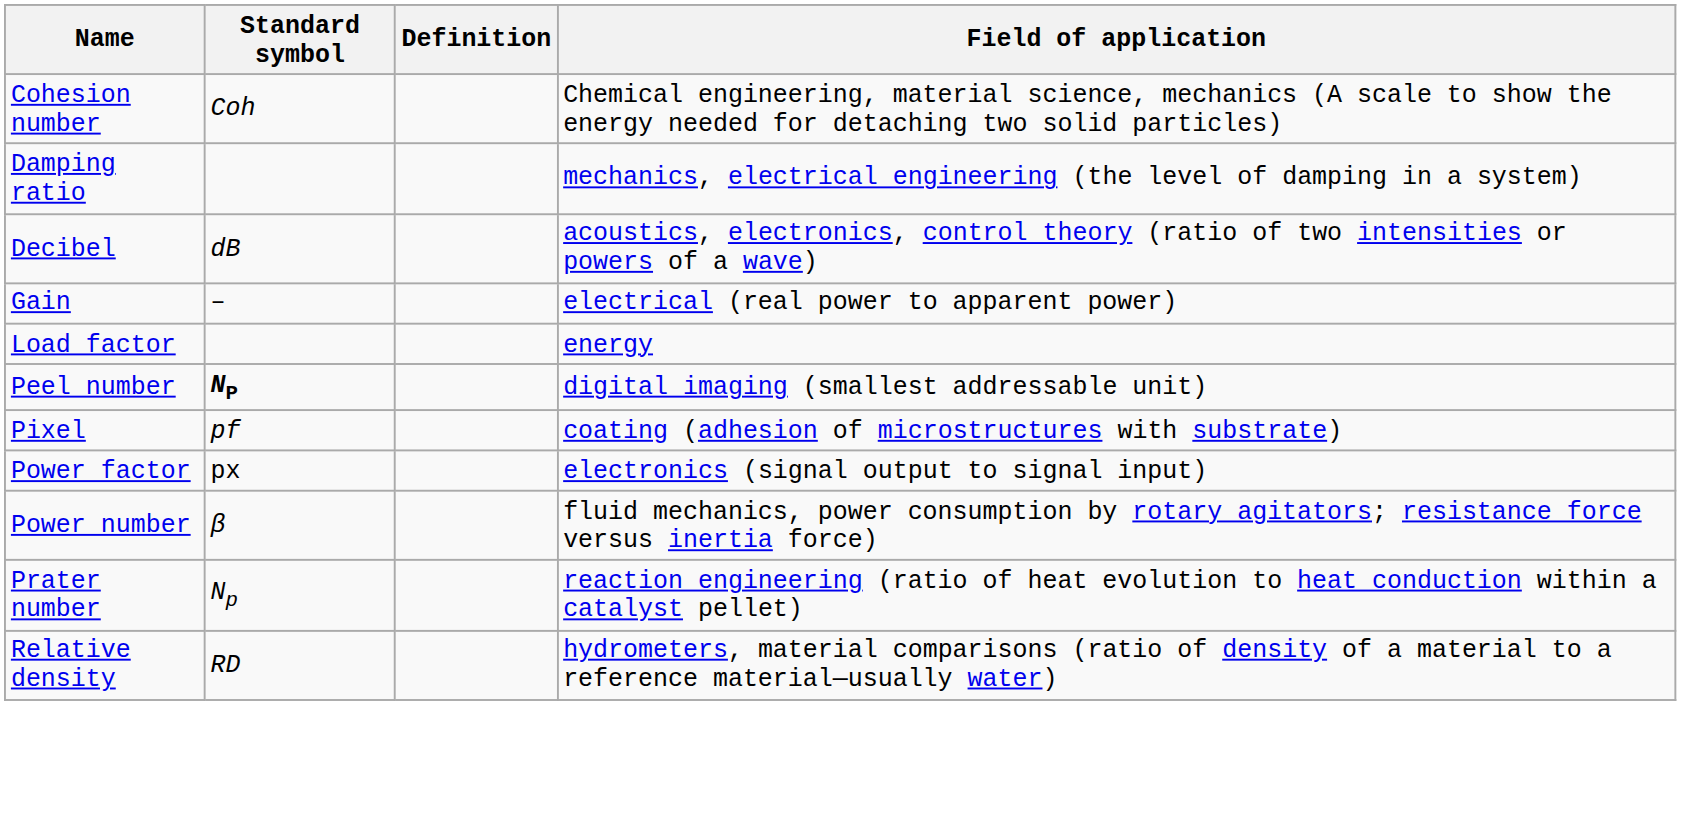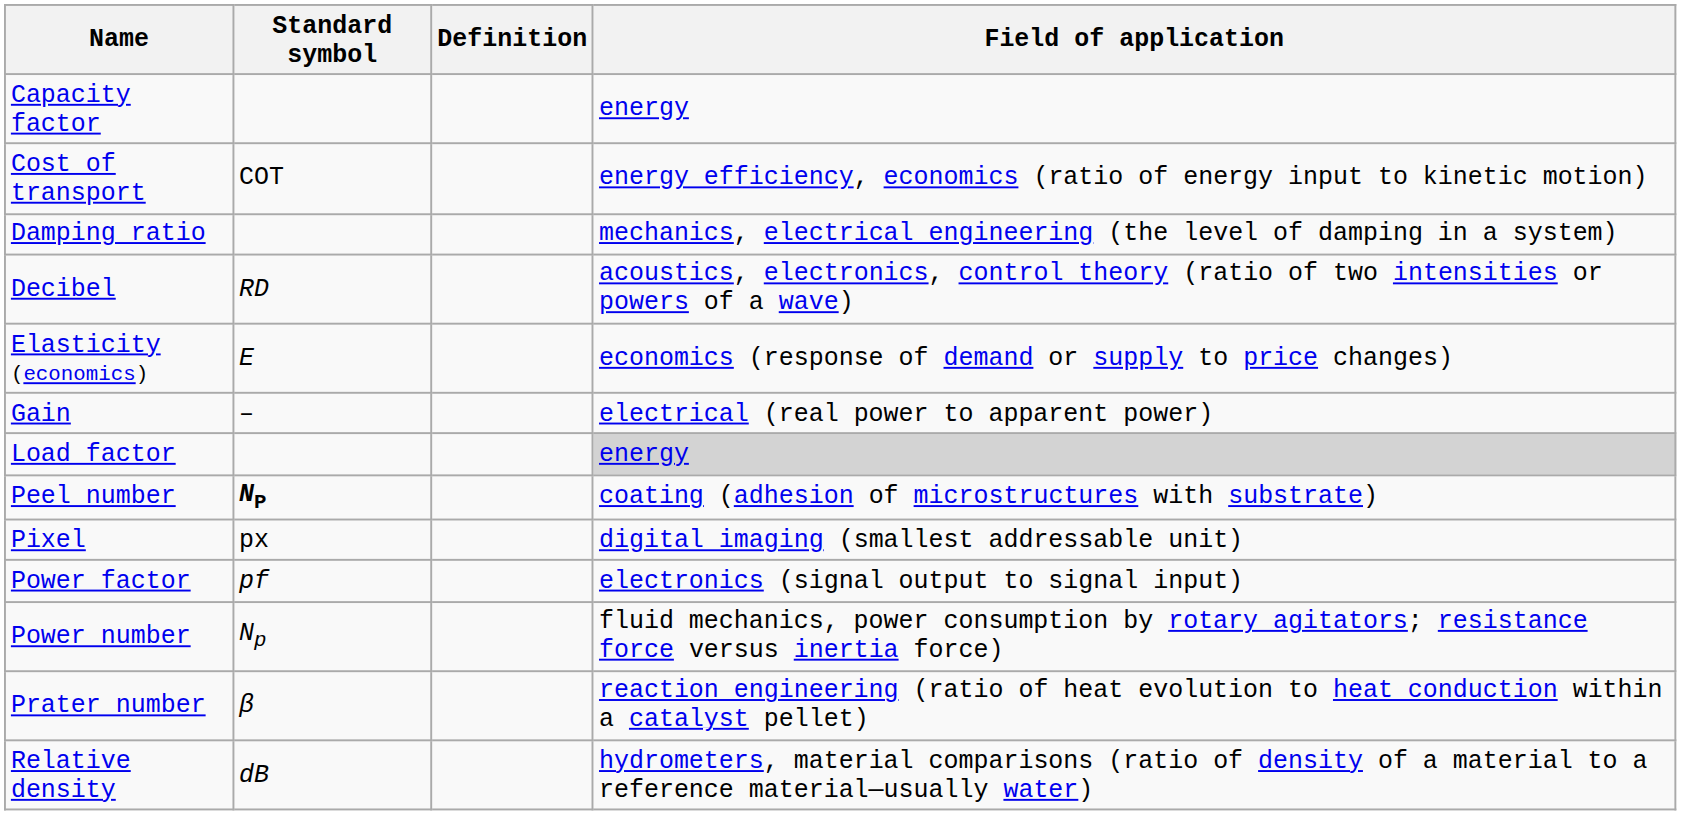+ row: (71, 109)
- row: (71, 109)
+ row: (78, 179)
(225, 248) dB -> (254, 289) RD
+ row: (86, 357)
(608, 344) no background -> (644, 454) lightgrey background
(885, 387) digital imaging (smallest addressable unit) -> (988, 497) coating (adhesion of microstructures with substrate)
(225, 430) pf -> (254, 540) px
(953, 430) coating (adhesion of microstructures with substrate) -> (921, 540) digital imaging (smallest addressable unit)
(225, 471) px -> (254, 581) pf
(218, 526) β -> (253, 636) Np
(224, 595) Np -> (247, 706) β
(225, 665) RD -> (254, 775) dB
